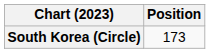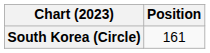(174, 37) 173 -> (174, 37) 161
